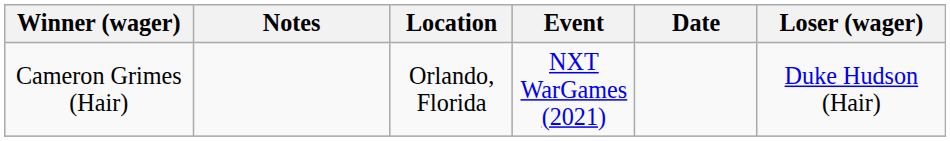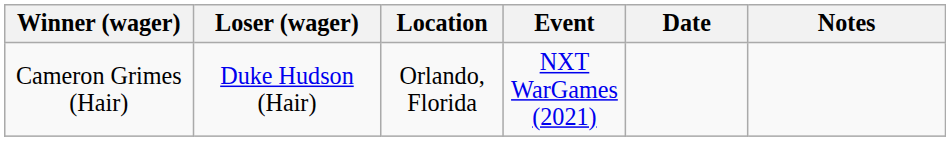columns swapped: (851, 23) <-> (292, 23)
